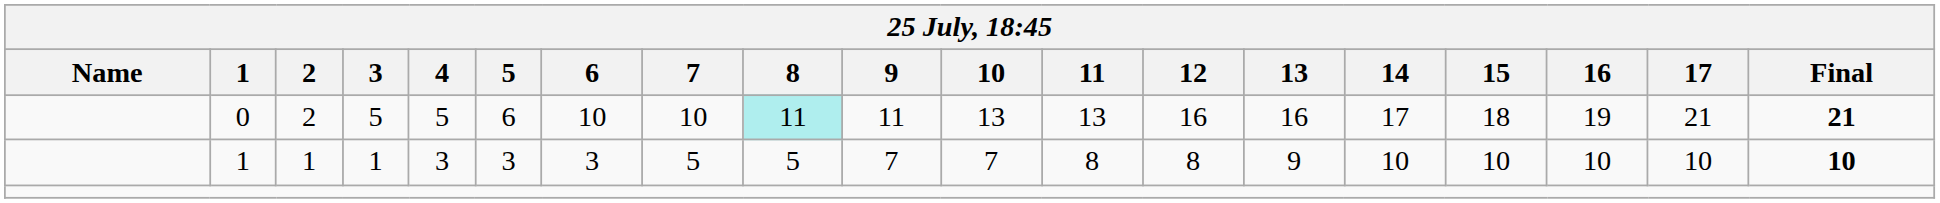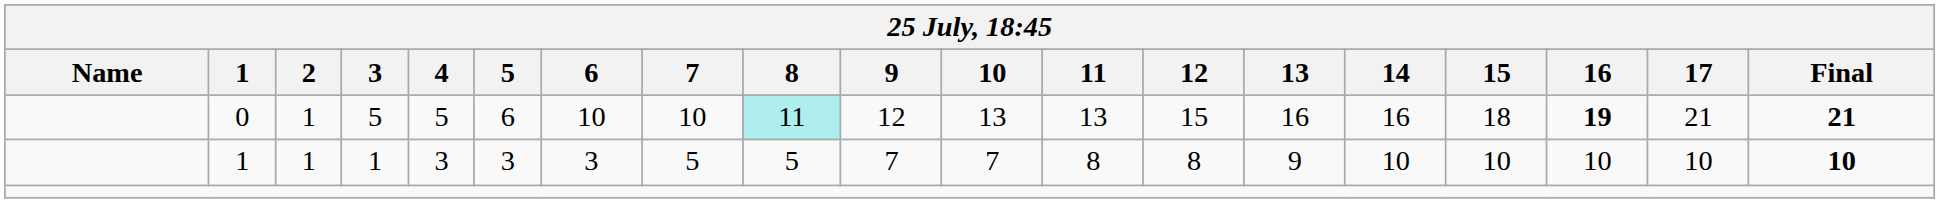(309, 116) 2 -> (309, 116) 1
(891, 116) 11 -> (891, 116) 12
(1193, 116) 16 -> (1194, 116) 15
(1395, 116) 17 -> (1396, 116) 16
(1597, 116) normal -> (1598, 116) bold
